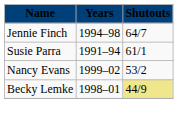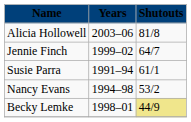+ row: (47, 32)
(99, 32) 1994–98 -> (113, 51) 1999–02
(99, 70) 1999–02 -> (113, 88) 1994–98
